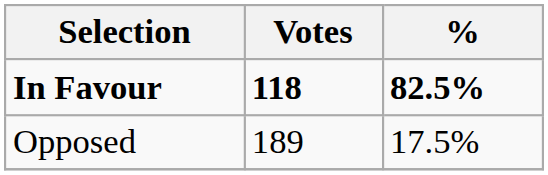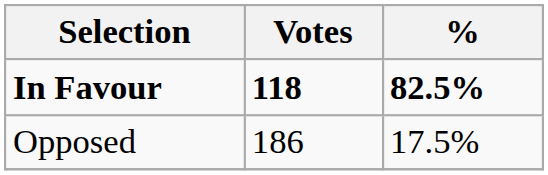(278, 141) 189 -> (278, 141) 186
